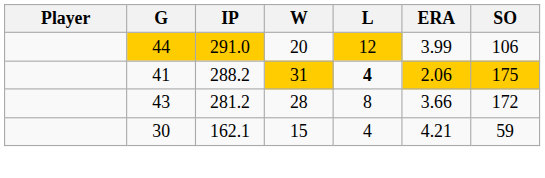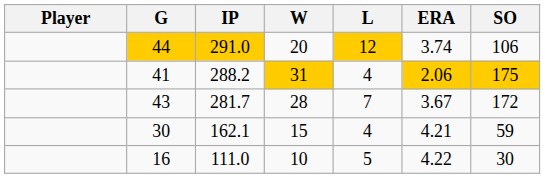(436, 46) 3.99 -> (436, 46) 3.74
(368, 74) bold -> (368, 74) normal
(230, 103) 281.2 -> (230, 103) 281.7
(368, 103) 8 -> (368, 103) 7
(436, 103) 3.66 -> (436, 103) 3.67
+ row: (161, 159)
